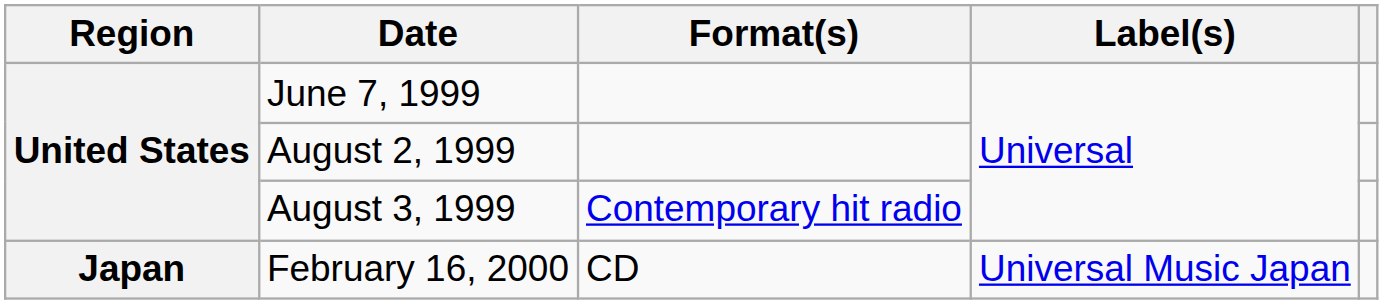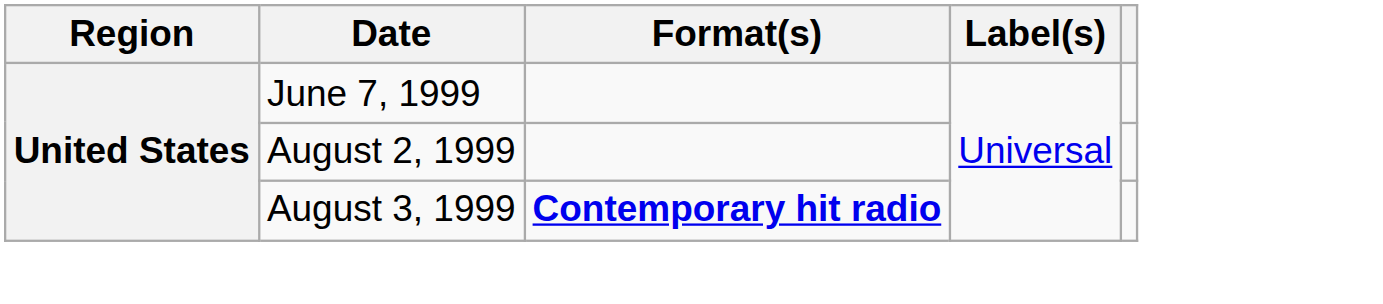(774, 209) normal -> (737, 209) bold
- row: (418, 268)
